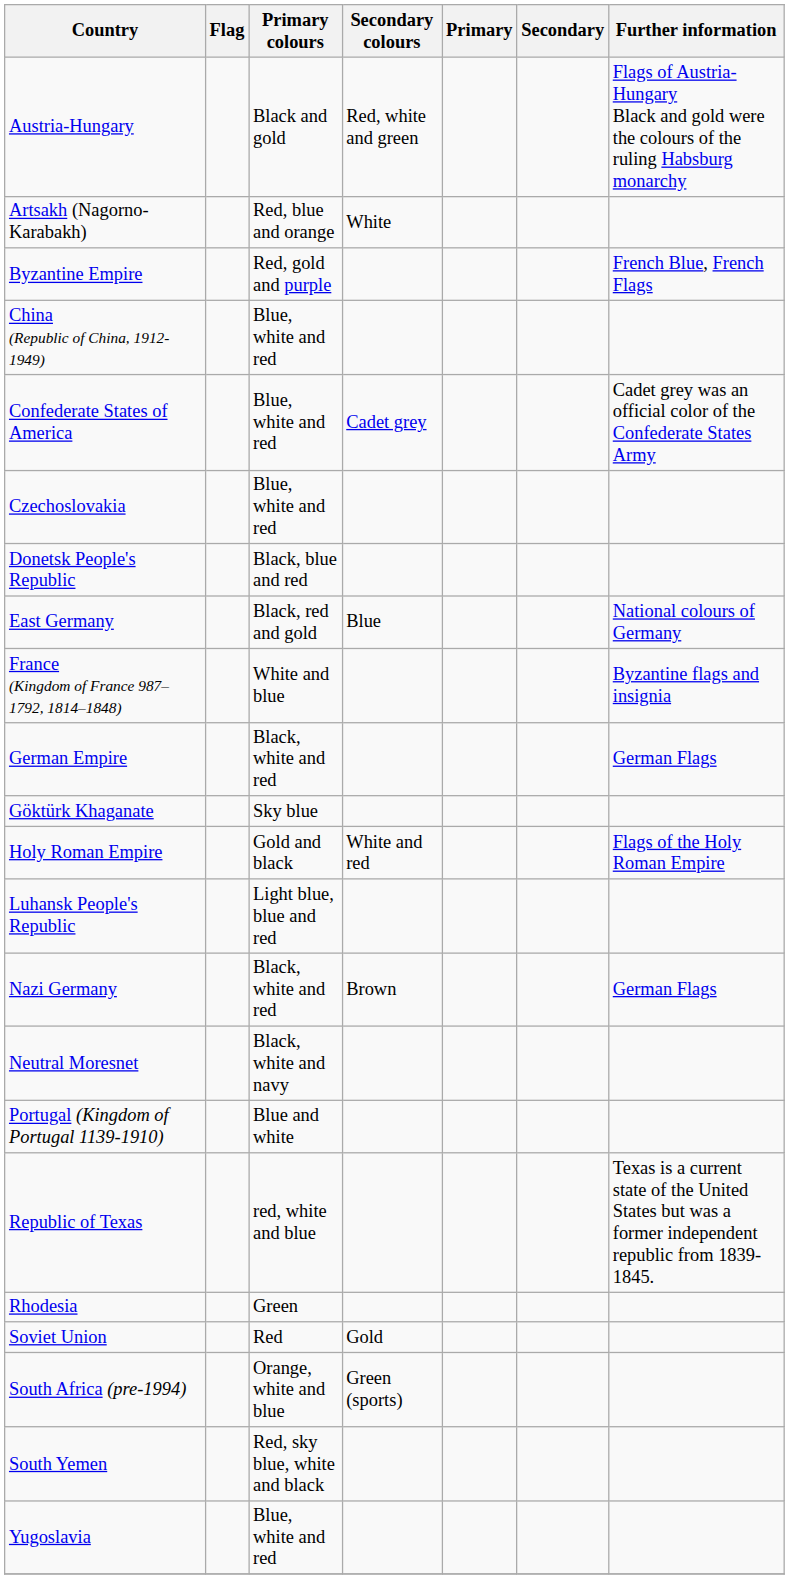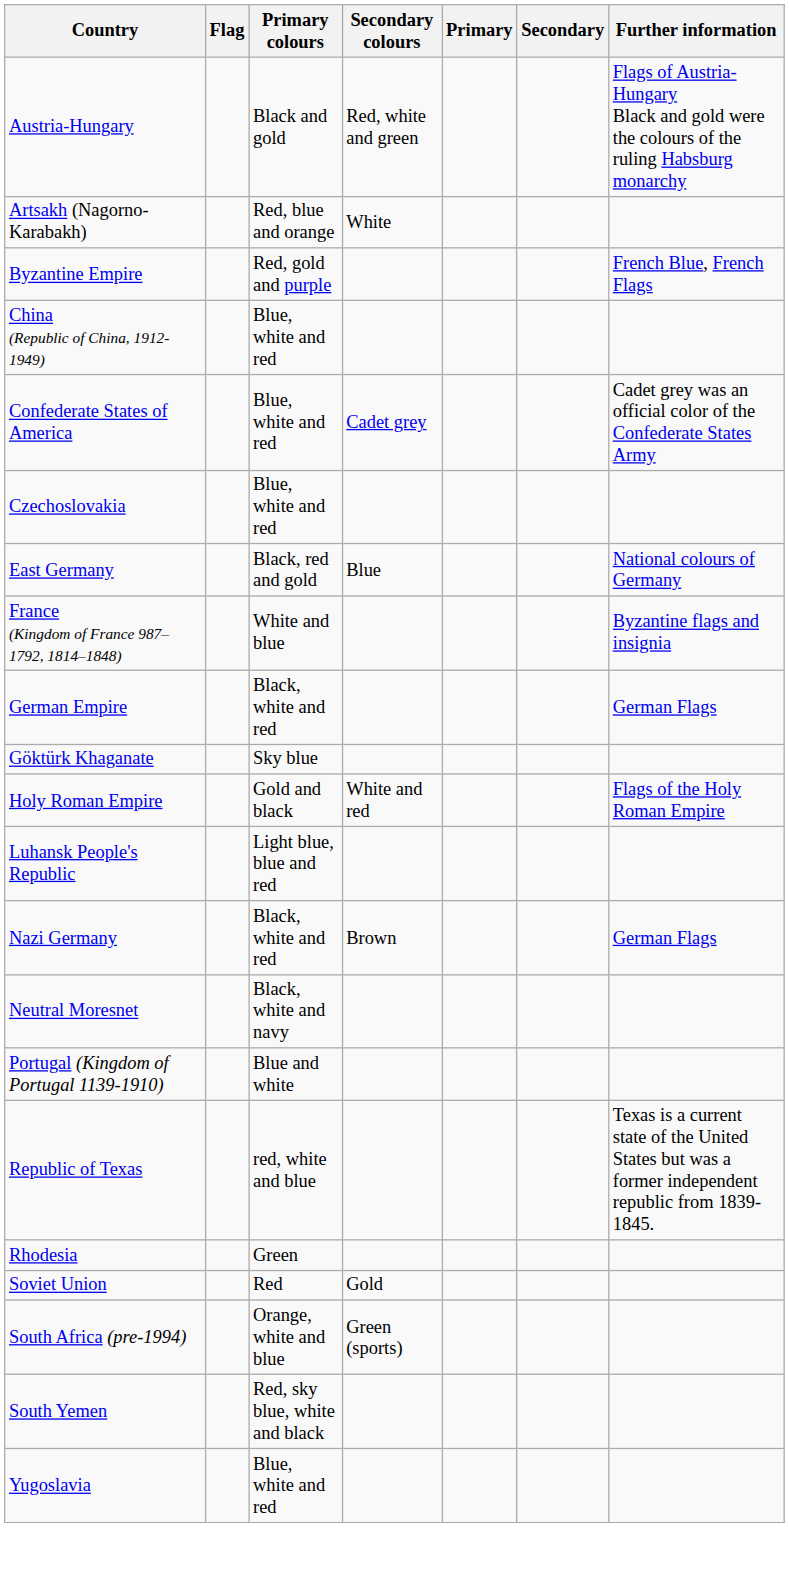- row: (72, 570)
